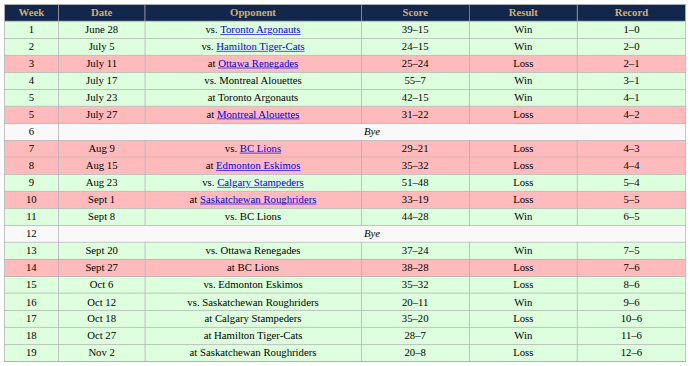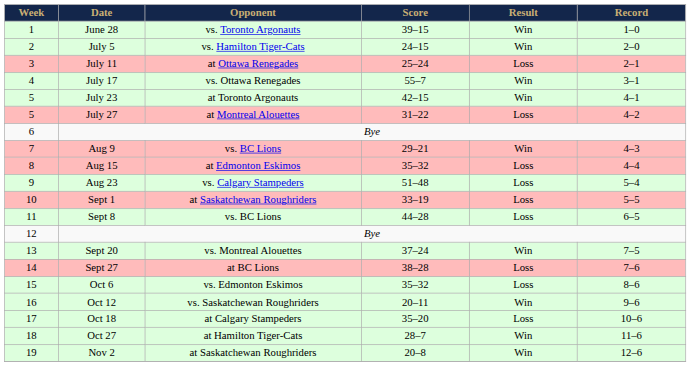(253, 81) vs. Montreal Alouettes -> (253, 81) vs. Ottawa Renegades
(523, 149) Loss -> (523, 149) Win
(523, 217) Win -> (523, 217) Loss
(253, 251) vs. Ottawa Renegades -> (253, 251) vs. Montreal Alouettes
(523, 353) Loss -> (523, 353) Win
